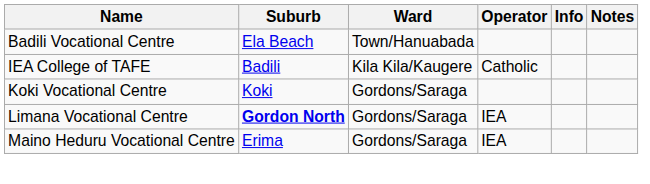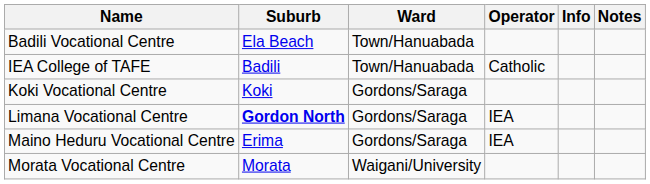(412, 66) Kila Kila/Kaugere -> (413, 66) Town/Hanuabada
+ row: (97, 166)
